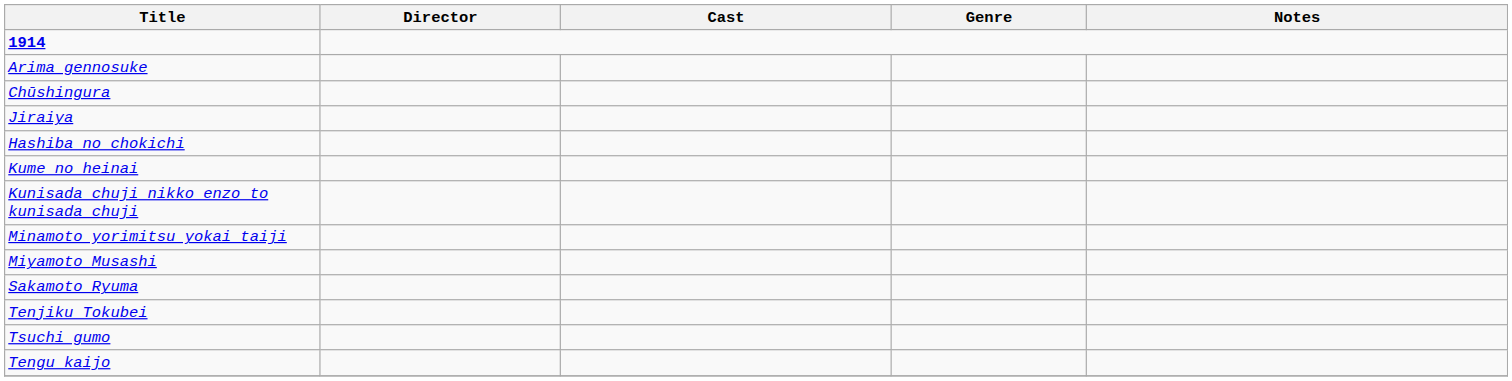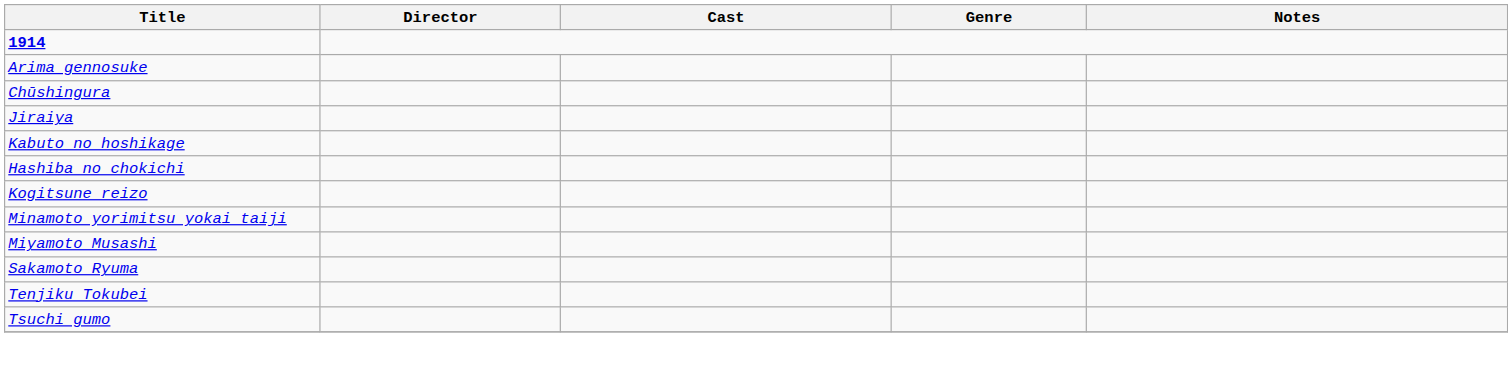+ row: (96, 143)
+ row: (78, 194)
- row: (73, 168)
- row: (138, 203)
- row: (59, 363)
